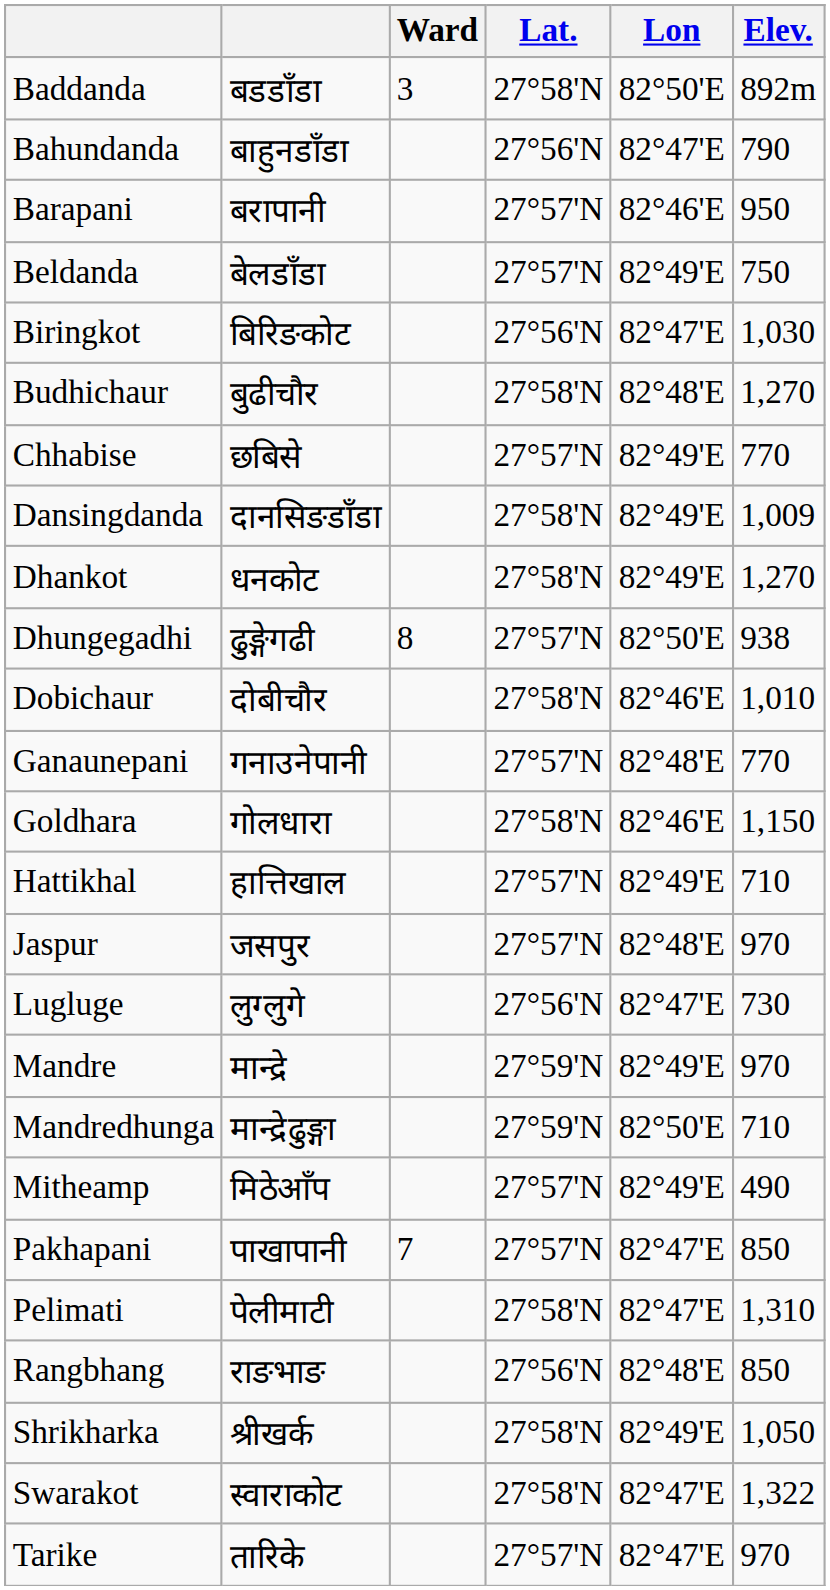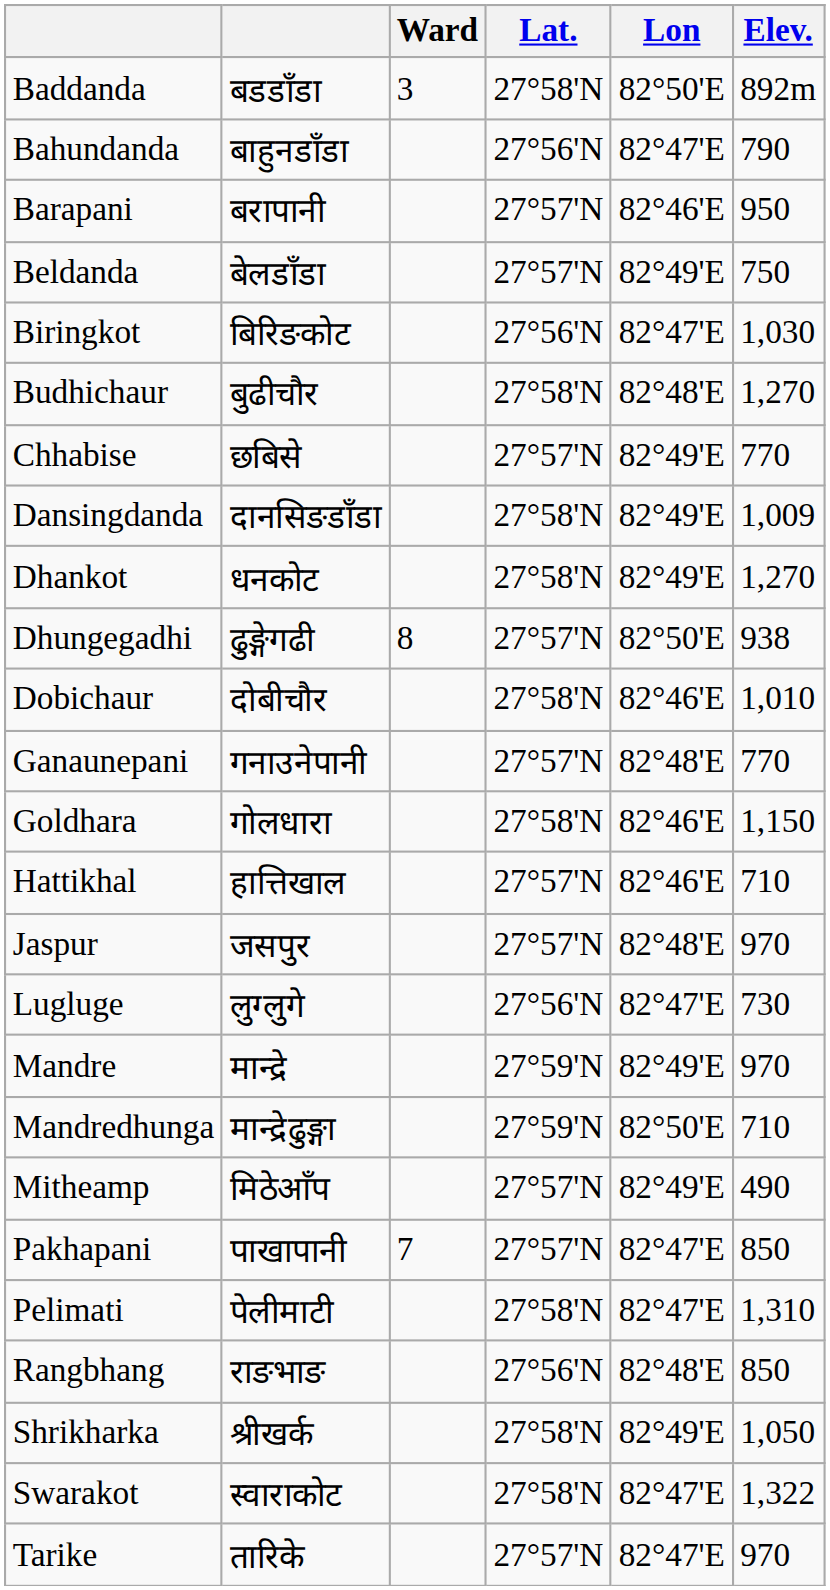(672, 882) 82°49'E -> (672, 882) 82°46'E
